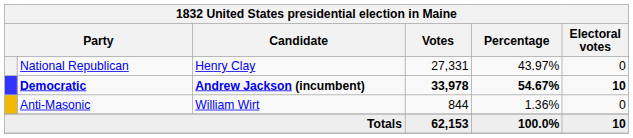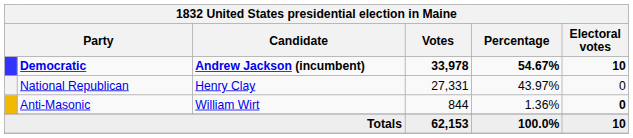rows swapped: (53, 86) <-> (74, 66)
(622, 105) normal -> (622, 105) bold
